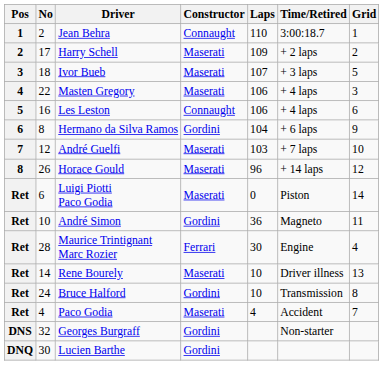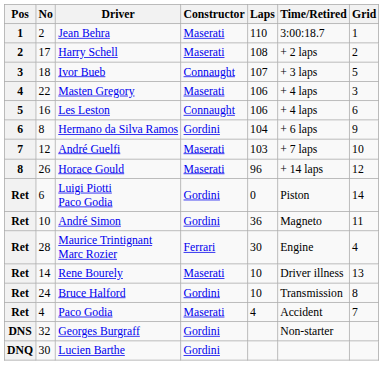(209, 33) Connaught -> (204, 33) Maserati
(259, 52) 109 -> (259, 52) 108
(204, 72) Maserati -> (209, 72) Connaught
(204, 194) Maserati -> (202, 194) Gordini
